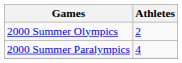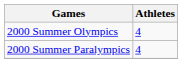(138, 31) 2 -> (138, 31) 4
